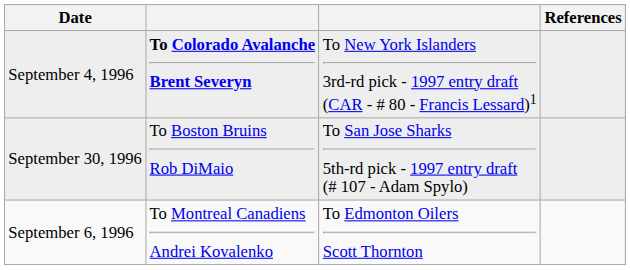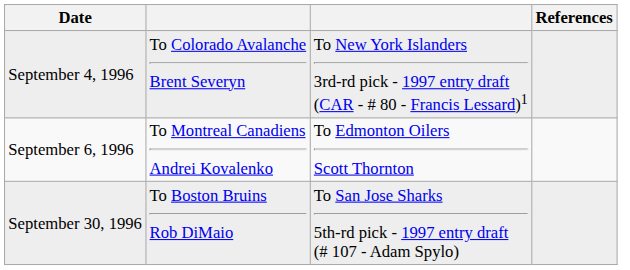(232, 62) bold -> (228, 62) normal
rows swapped: (71, 232) <-> (75, 159)
